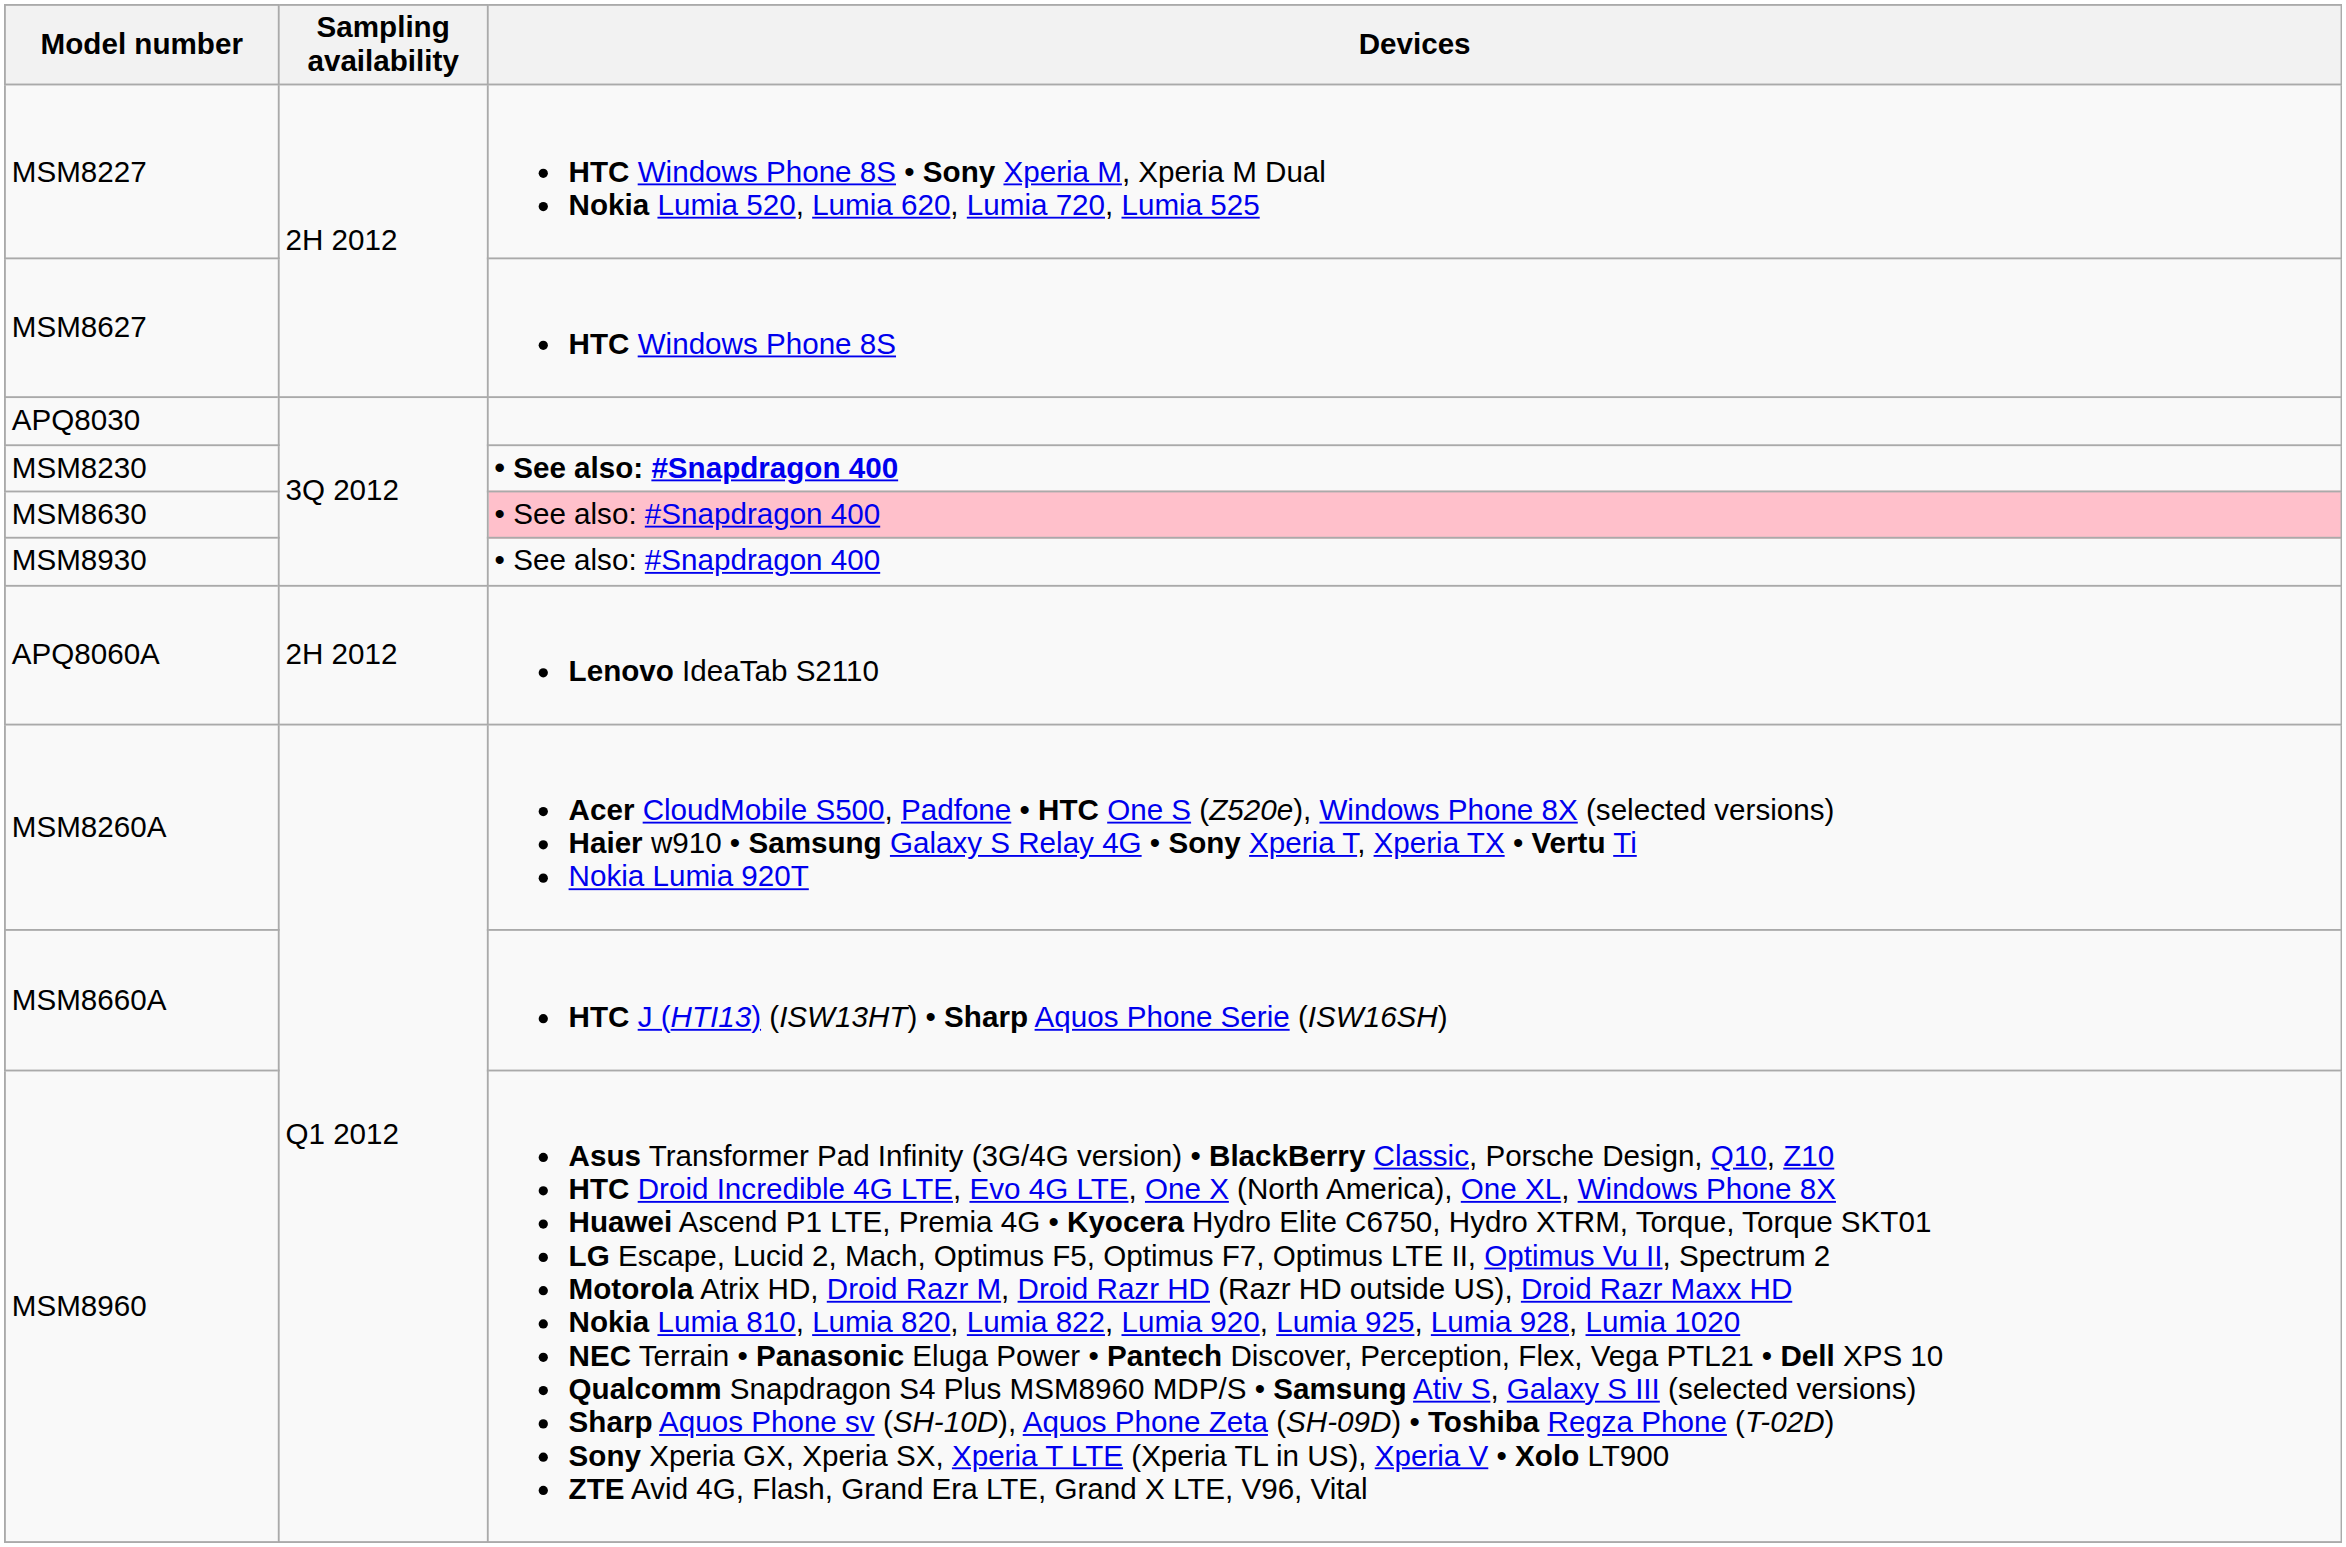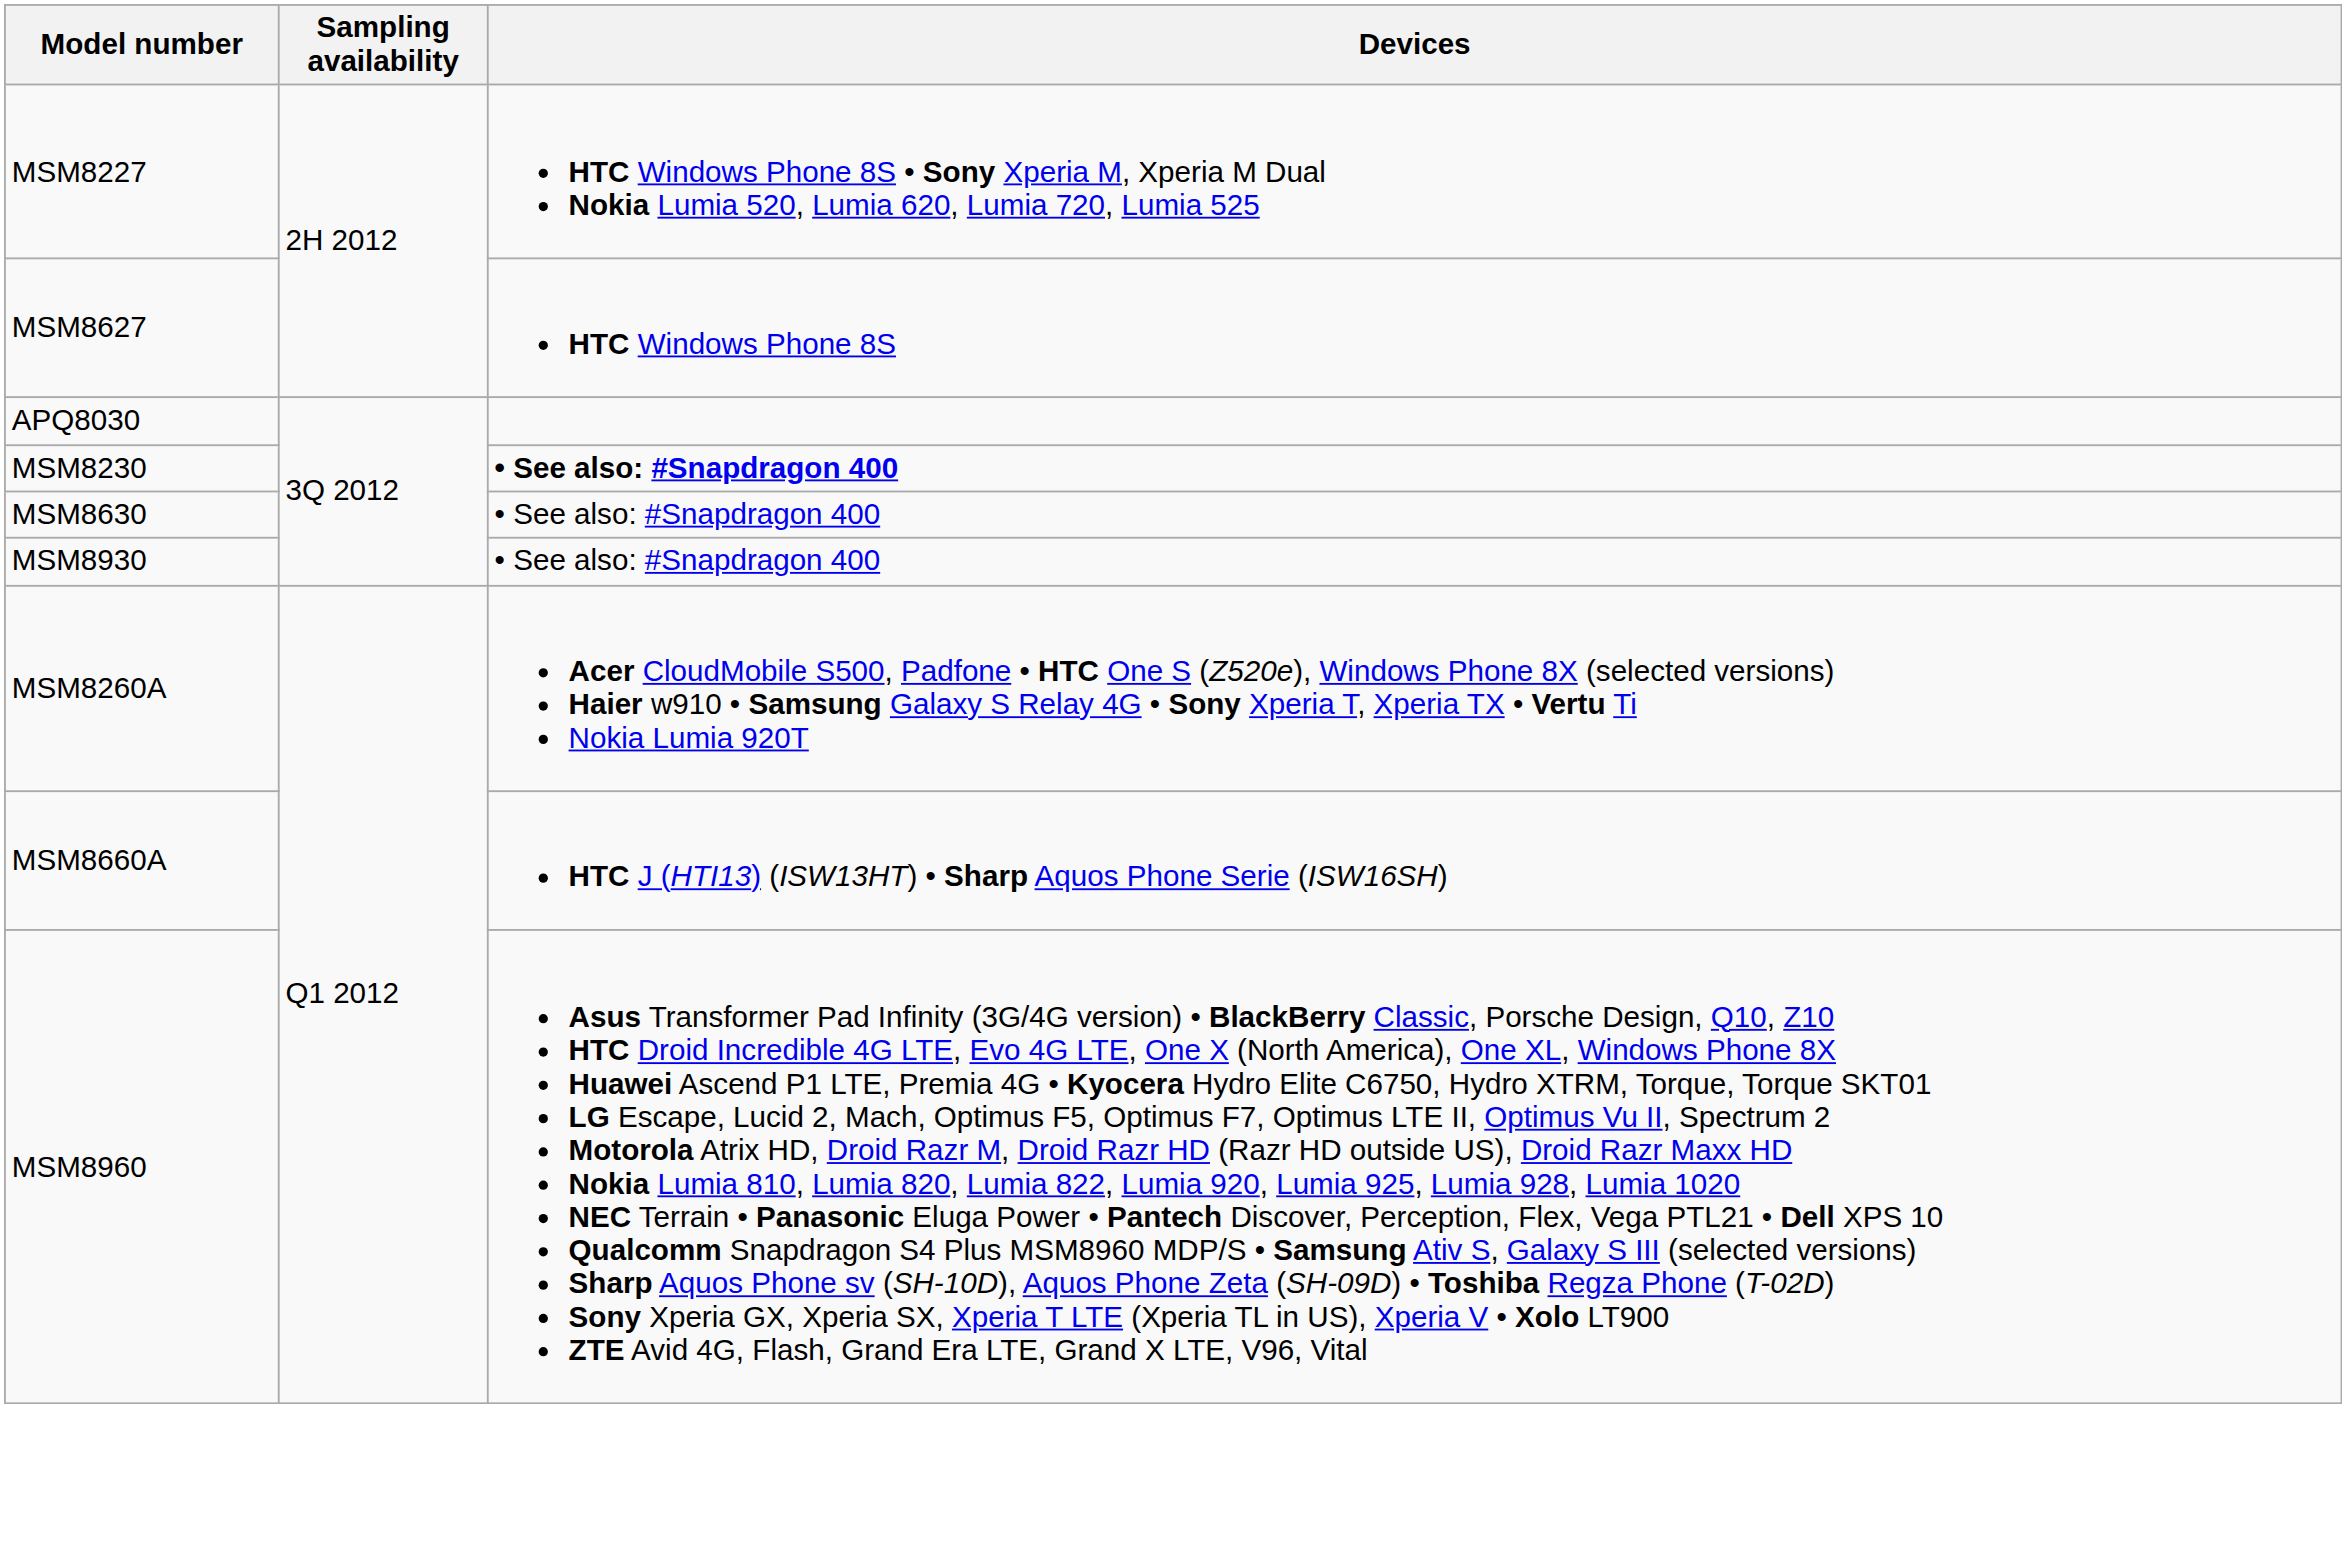(687, 514) pink background -> (687, 514) no background
- row: (86, 654)
